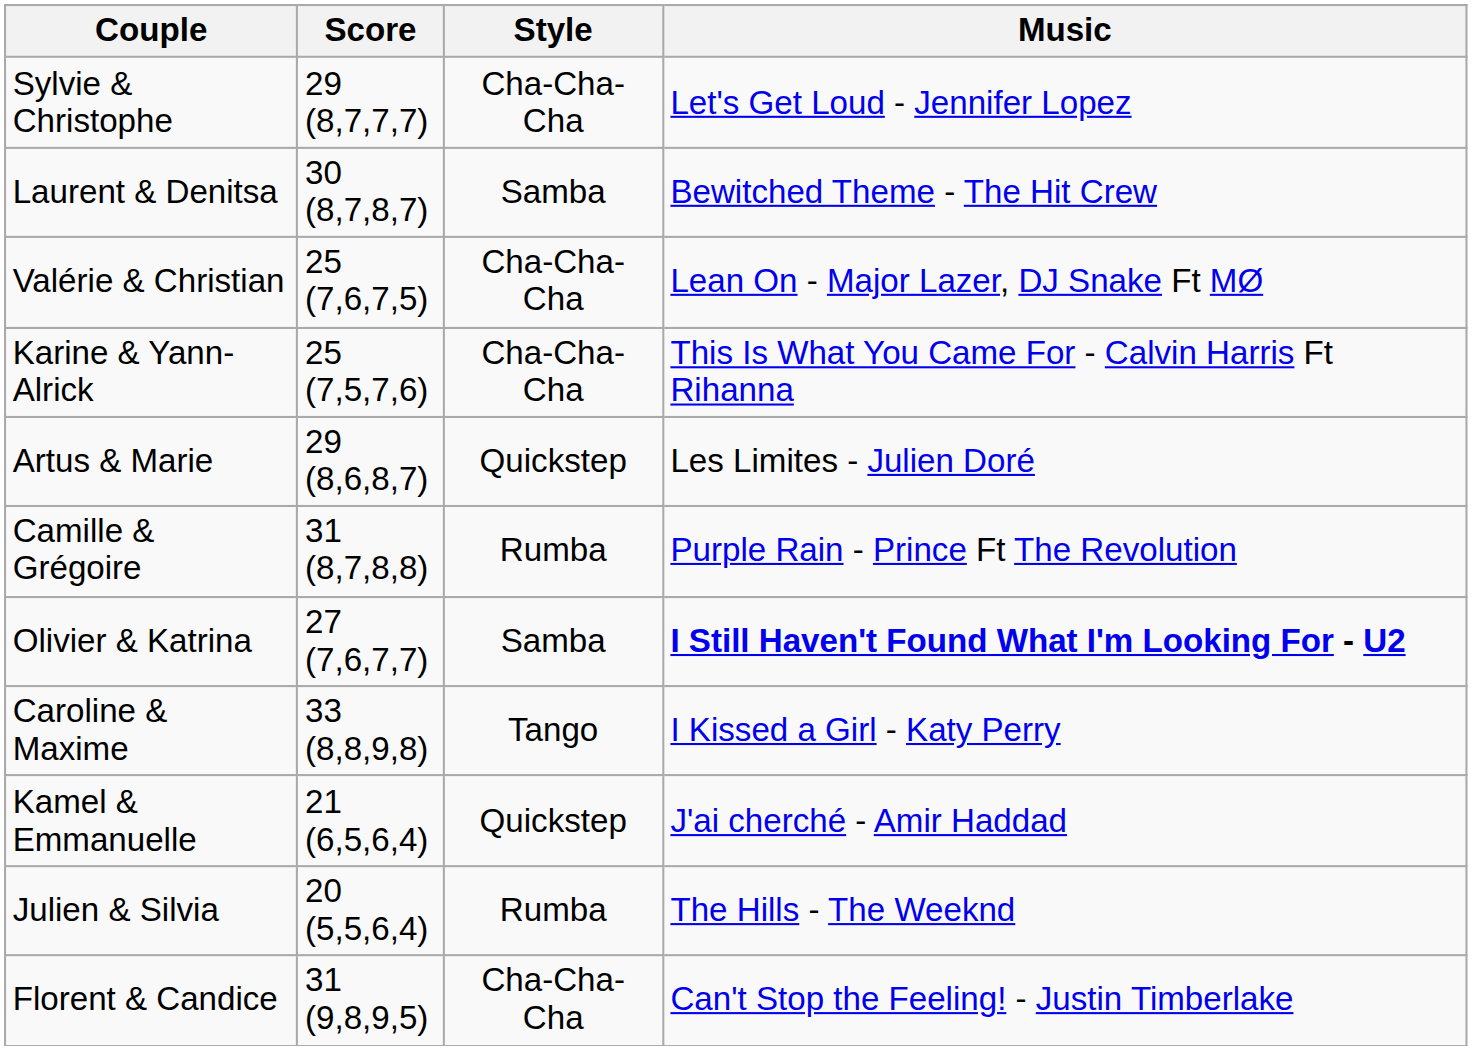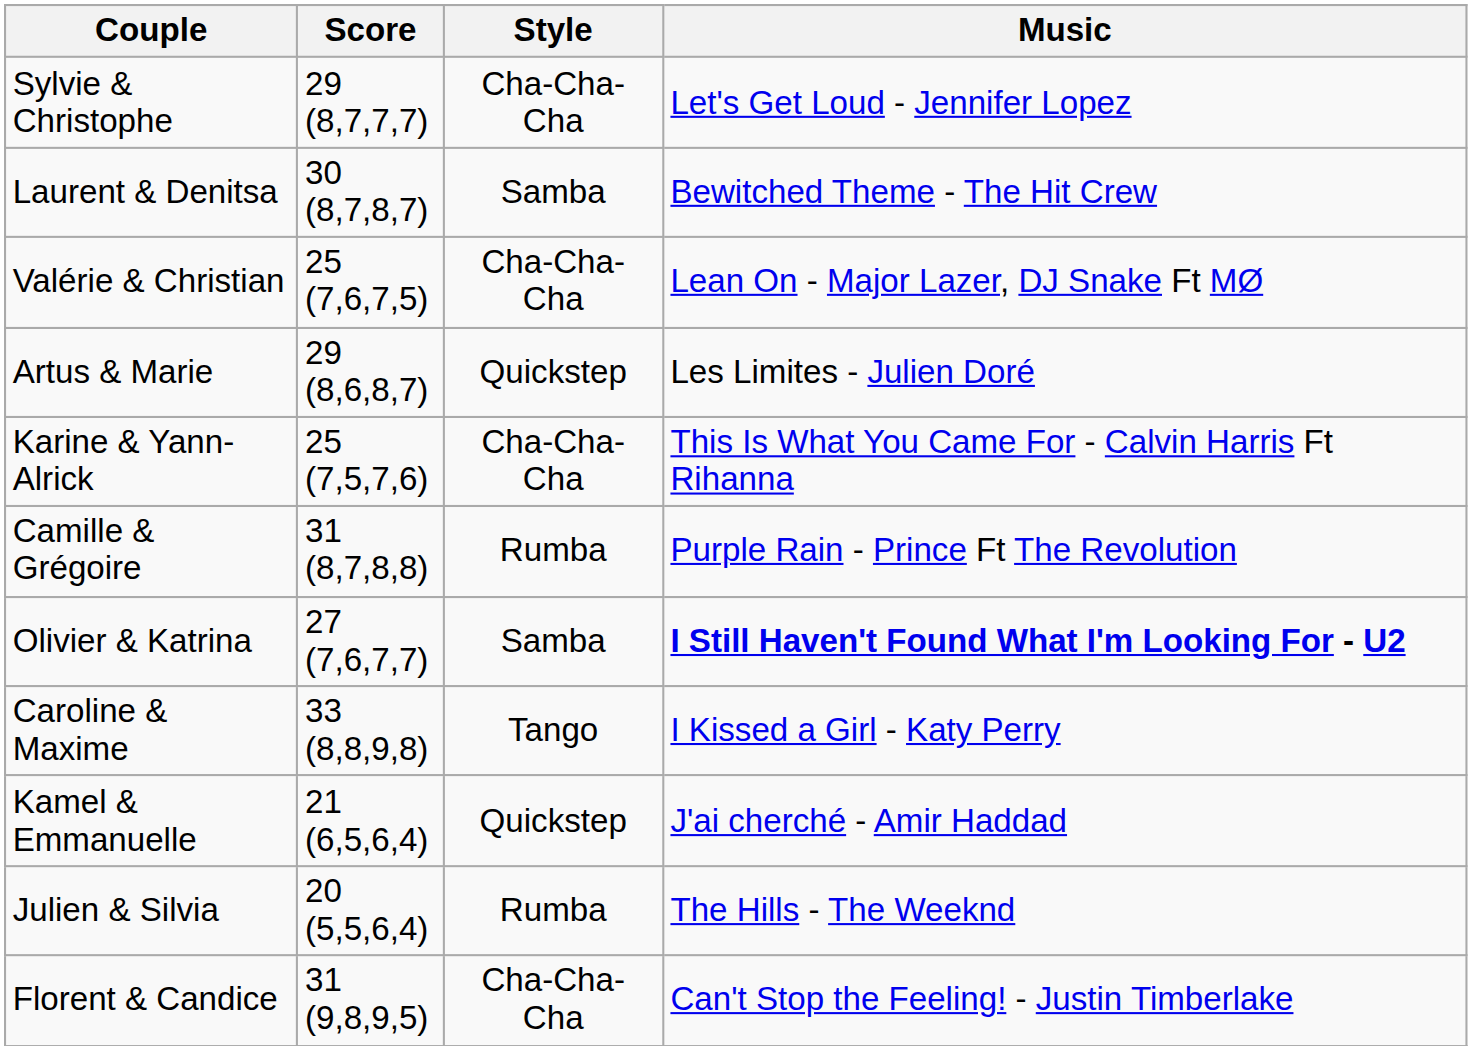rows swapped: (123, 371) <-> (113, 461)
